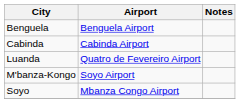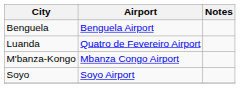- row: (25, 43)
(107, 75) Soyo Airport -> (130, 59) Mbanza Congo Airport
(130, 91) Mbanza Congo Airport -> (107, 75) Soyo Airport
